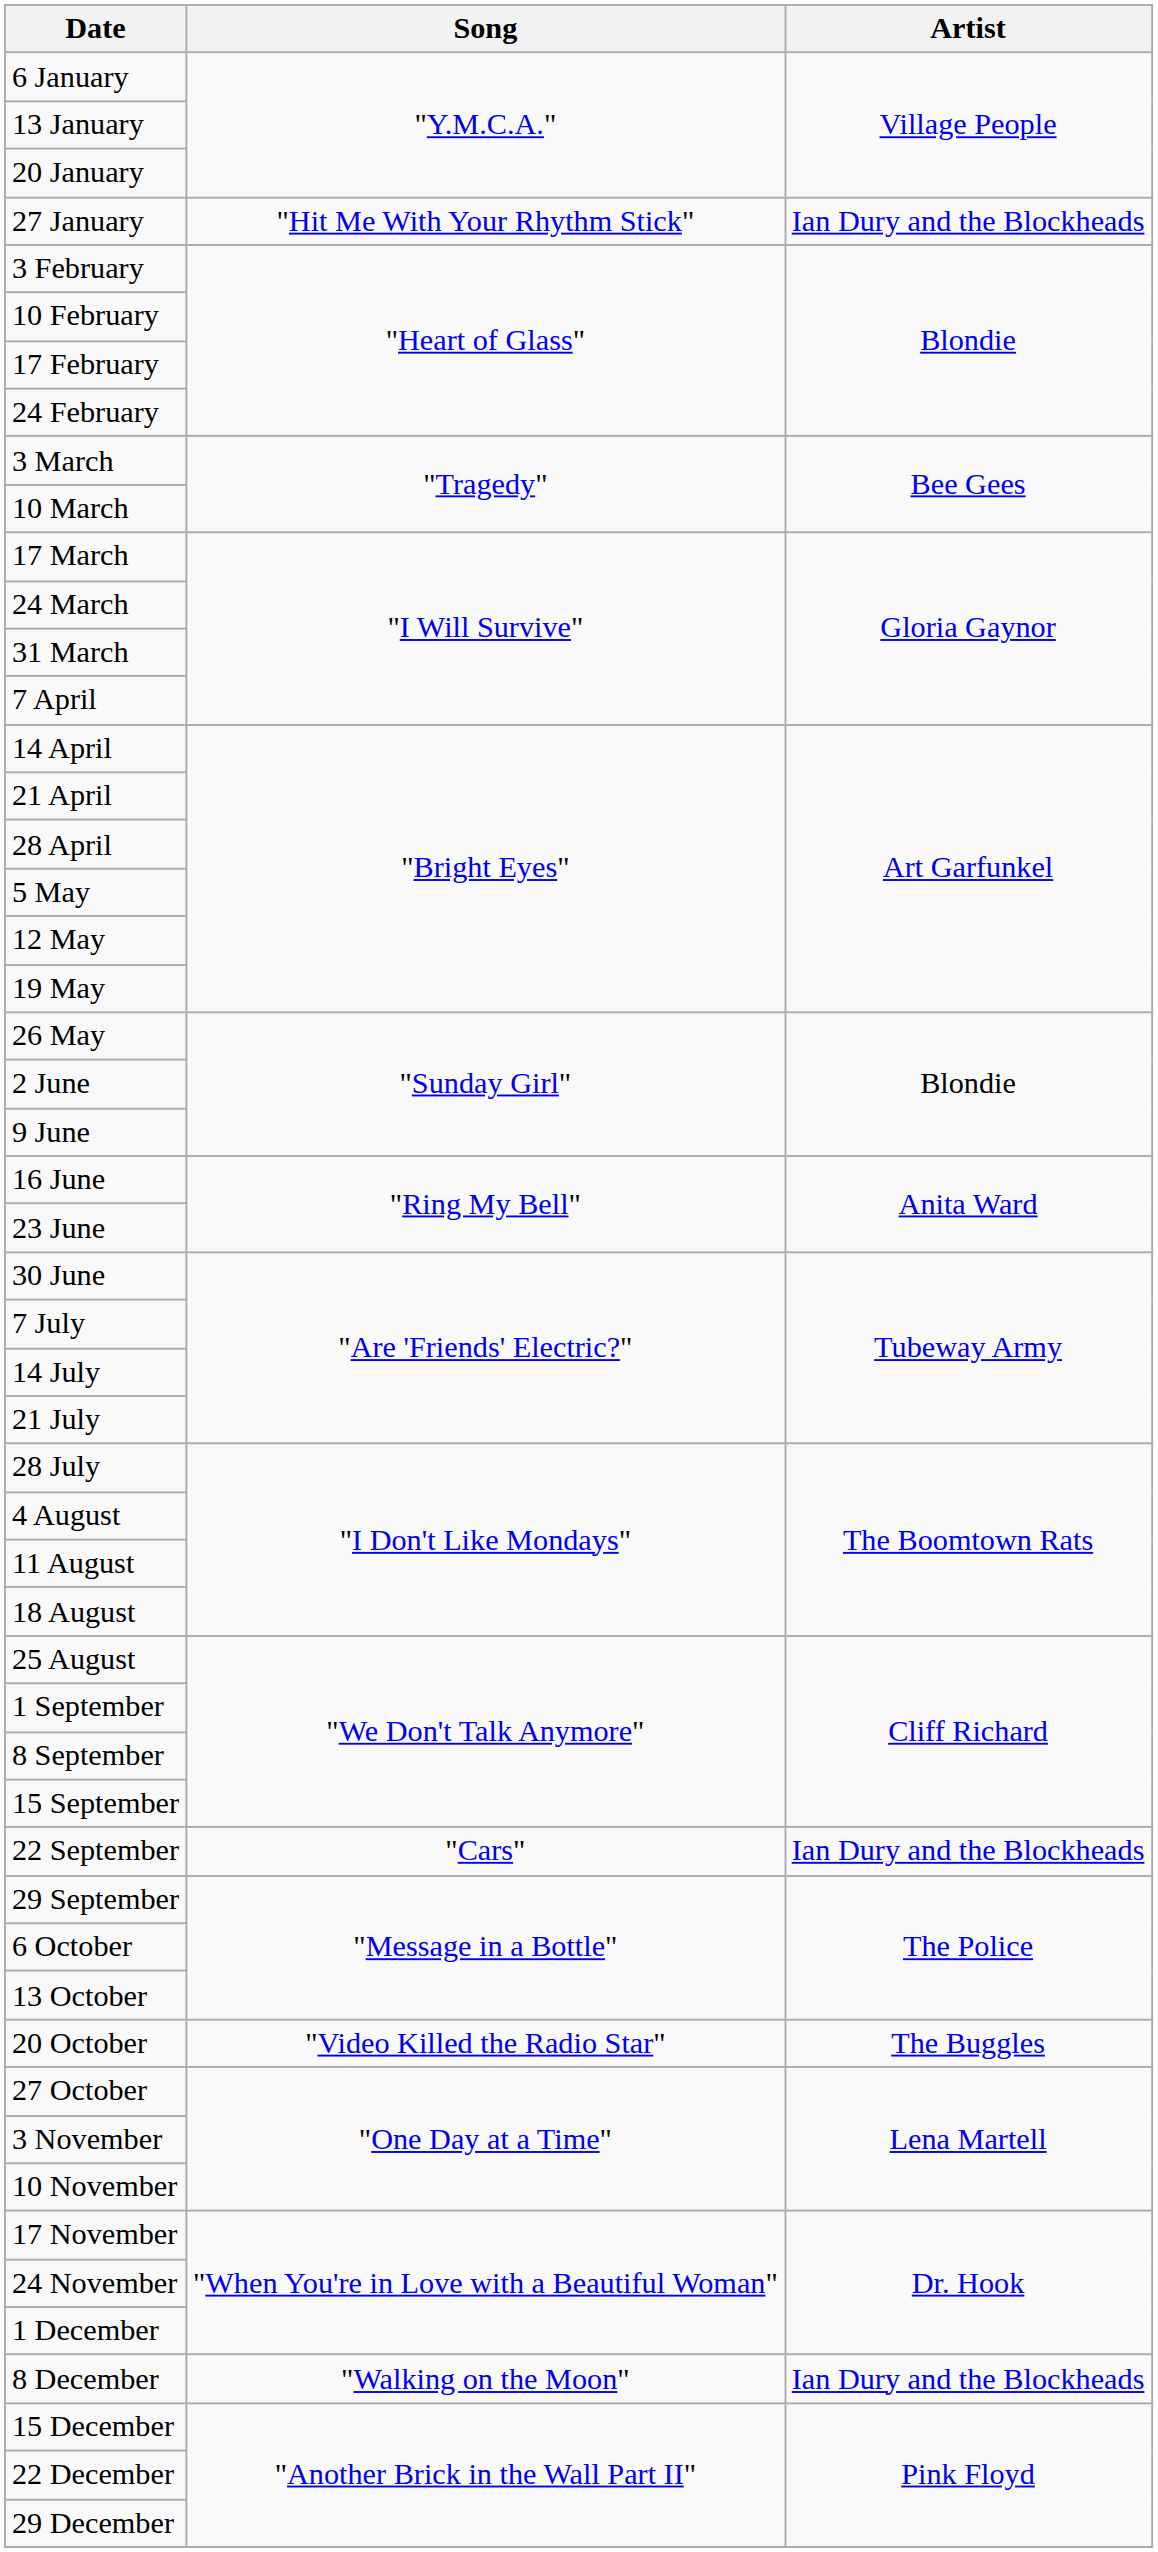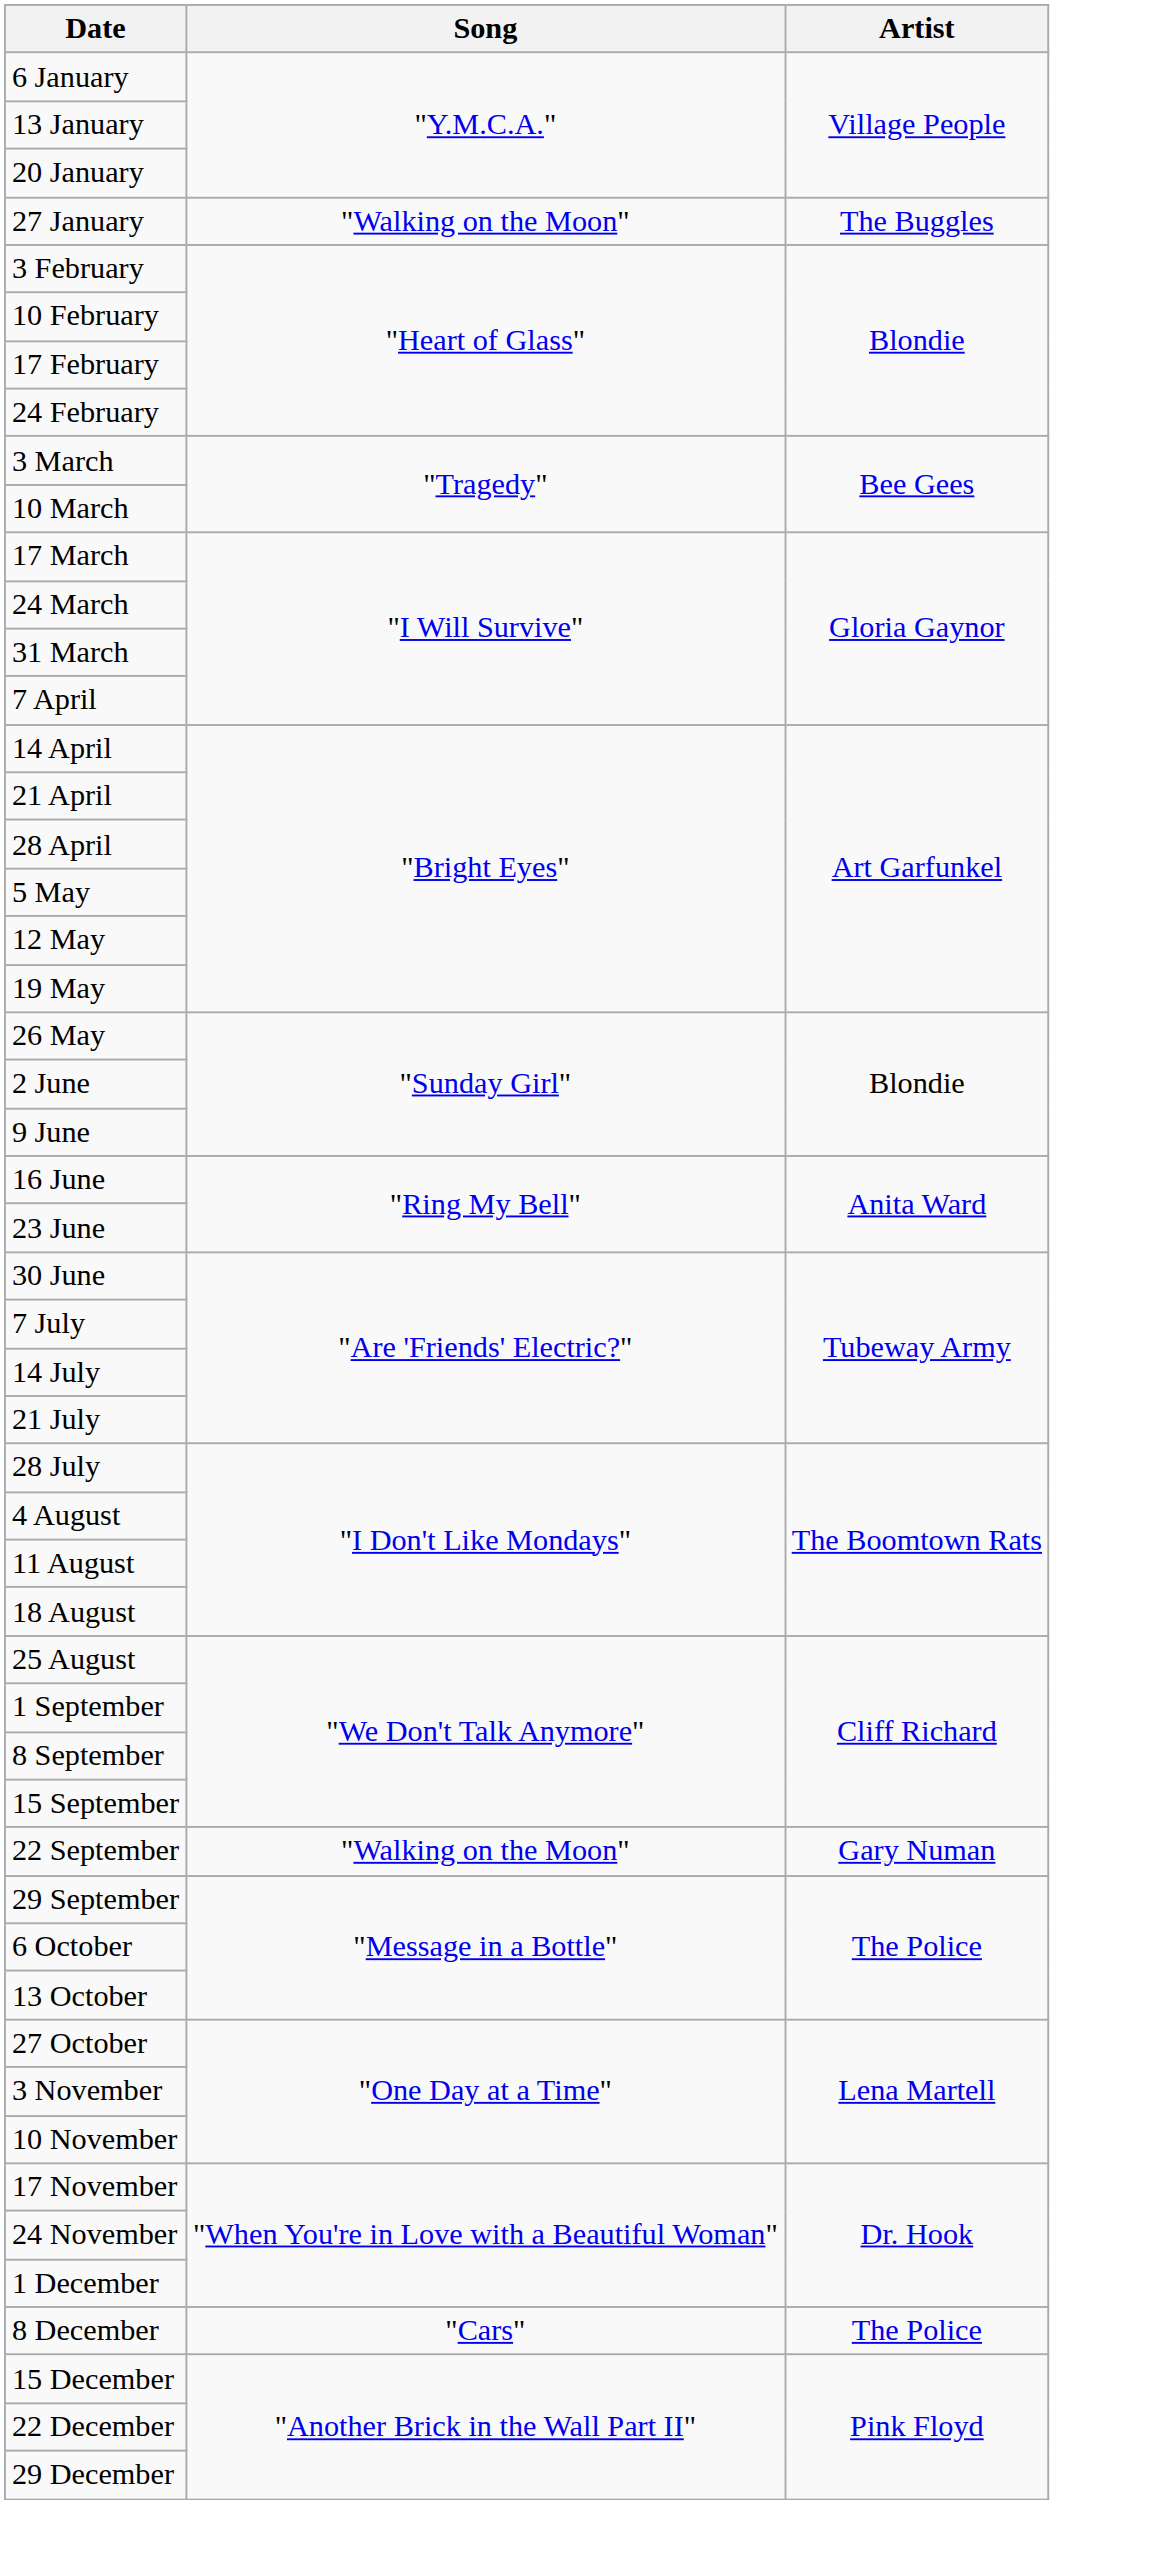(485, 220) "Hit Me With Your Rhythm Stick" -> (485, 220) "Walking on the Moon"
(968, 220) Ian Dury and the Blockheads -> (917, 220) The Buggles
(485, 1850) "Cars" -> (485, 1850) "Walking on the Moon"
(968, 1850) Ian Dury and the Blockheads -> (917, 1850) Gary Numan
- row: (80, 2042)
(485, 2378) "Walking on the Moon" -> (485, 2330) "Cars"
(968, 2378) Ian Dury and the Blockheads -> (917, 2330) The Police
